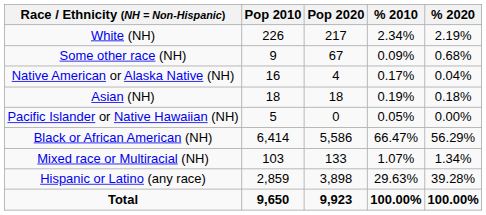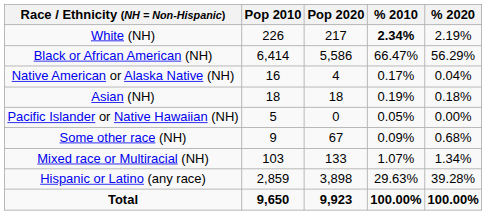(396, 35) normal -> (396, 35) bold
rows swapped: (123, 138) <-> (123, 55)
